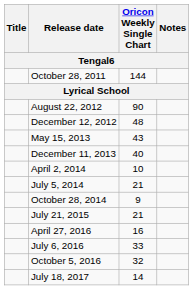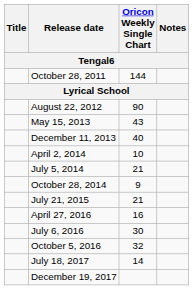- row: (74, 122)
(138, 246) 33 -> (138, 230) 30
+ row: (74, 277)
